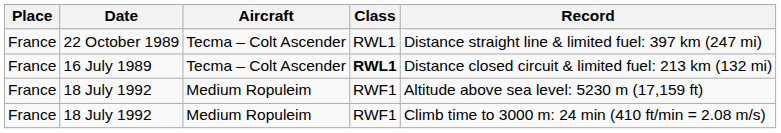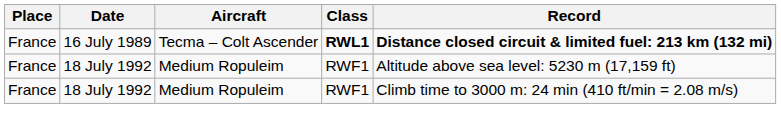- row: (121, 41)
(588, 66) normal -> (574, 41) bold
